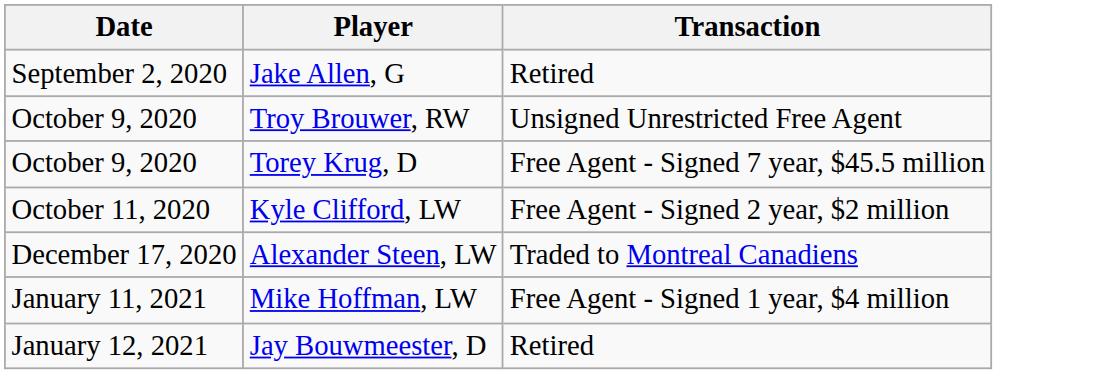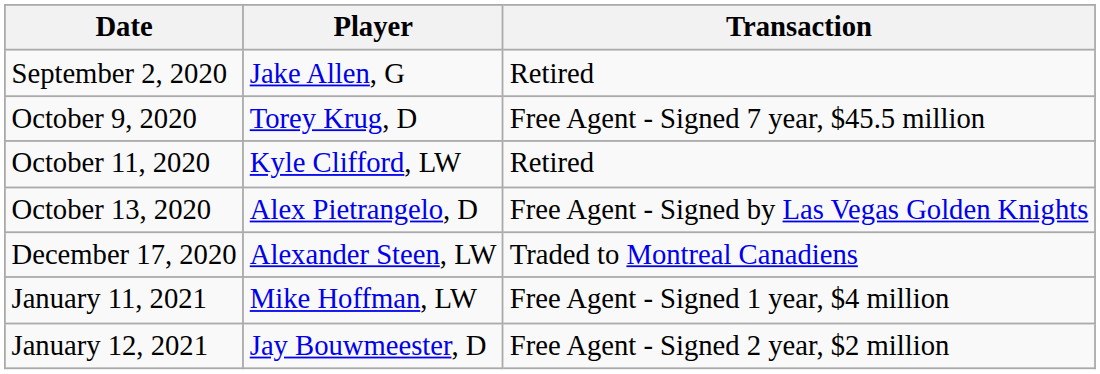- row: (360, 118)
(730, 208) Free Agent - Signed 2 year, $2 million -> (552, 163) Retired
+ row: (364, 208)
(552, 345) Retired -> (730, 345) Free Agent - Signed 2 year, $2 million
